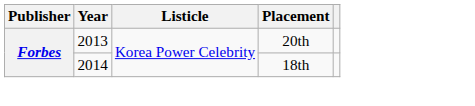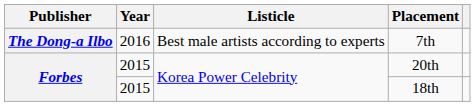+ row: (425, 40)
(93, 40) 2013 -> (135, 64) 2015
(93, 64) 2014 -> (135, 88) 2015
